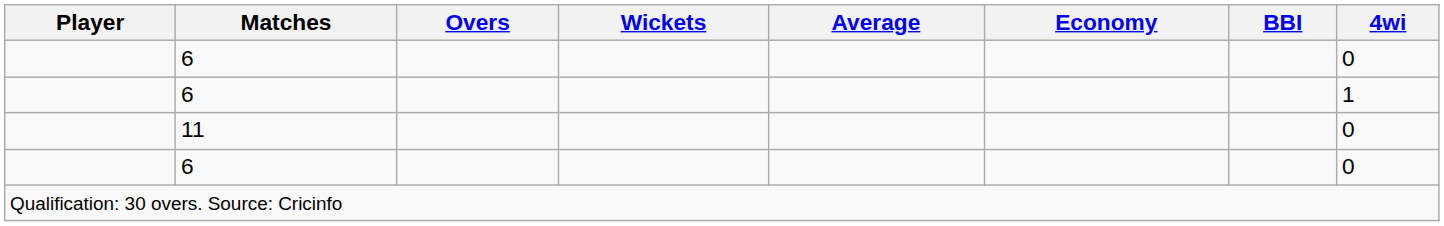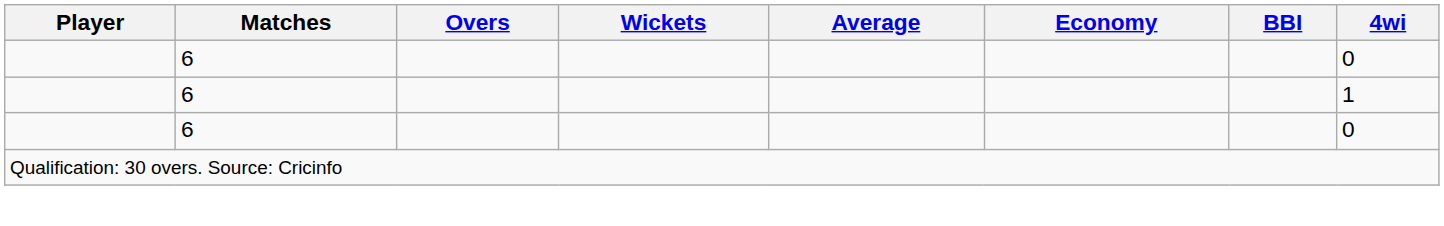- row: (90, 131)
